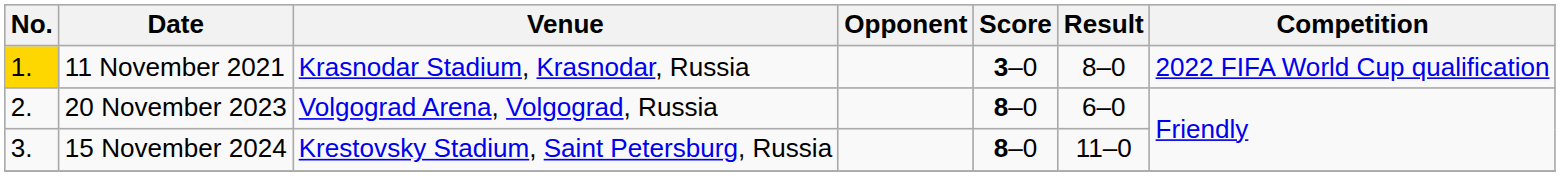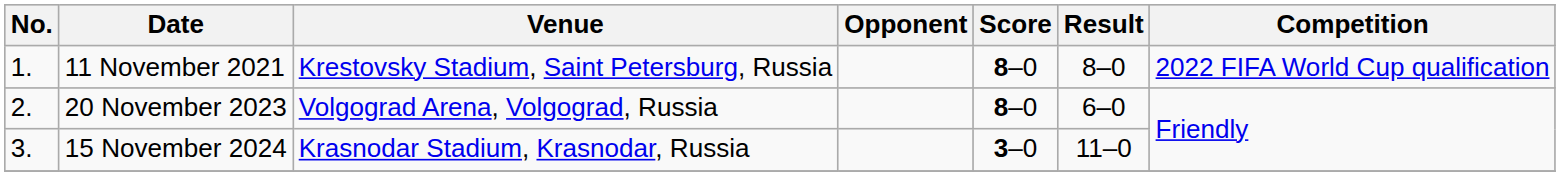(22, 66) gold background -> (22, 66) no background
(524, 66) Krasnodar Stadium, Krasnodar, Russia -> (565, 66) Krestovsky Stadium, Saint Petersburg, Russia
(1016, 66) 3–0 -> (1016, 66) 8–0
(565, 149) Krestovsky Stadium, Saint Petersburg, Russia -> (524, 149) Krasnodar Stadium, Krasnodar, Russia
(1016, 149) 8–0 -> (1016, 149) 3–0
